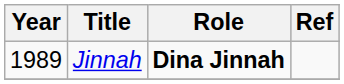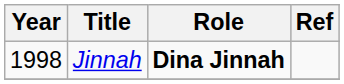(36, 60) 1989 -> (36, 60) 1998
